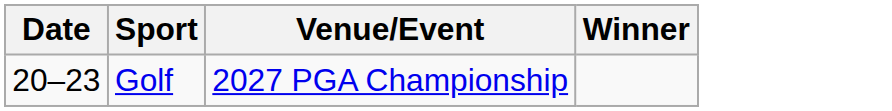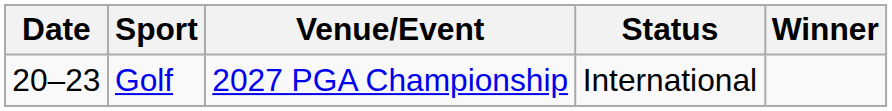+ column: (670, 29)
